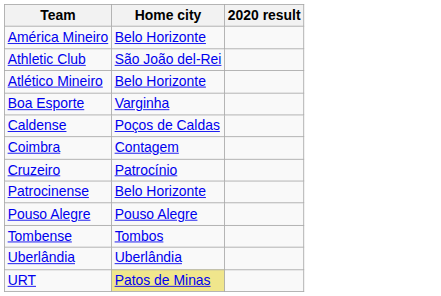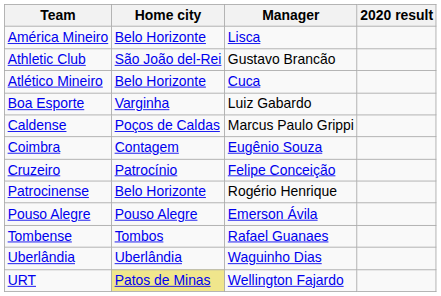+ column: (291, 15)
